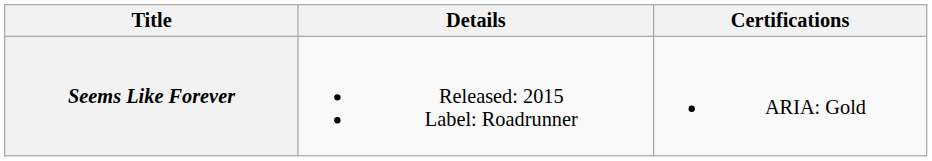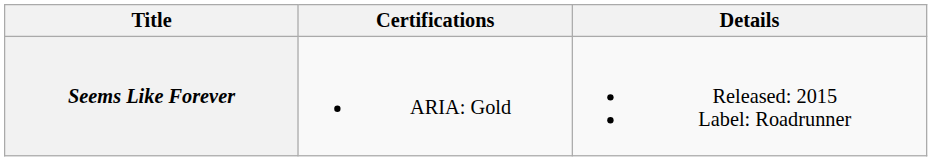columns swapped: (476, 20) <-> (790, 20)
